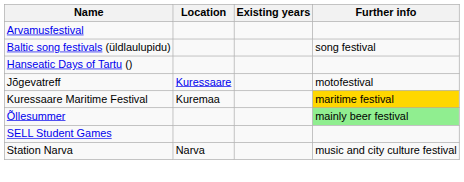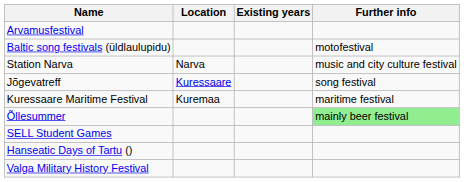(345, 47) song festival -> (344, 47) motofestival
rows swapped: (70, 64) <-> (40, 151)
(344, 82) motofestival -> (345, 82) song festival
(355, 99) gold background -> (355, 99) no background
+ row: (78, 168)
